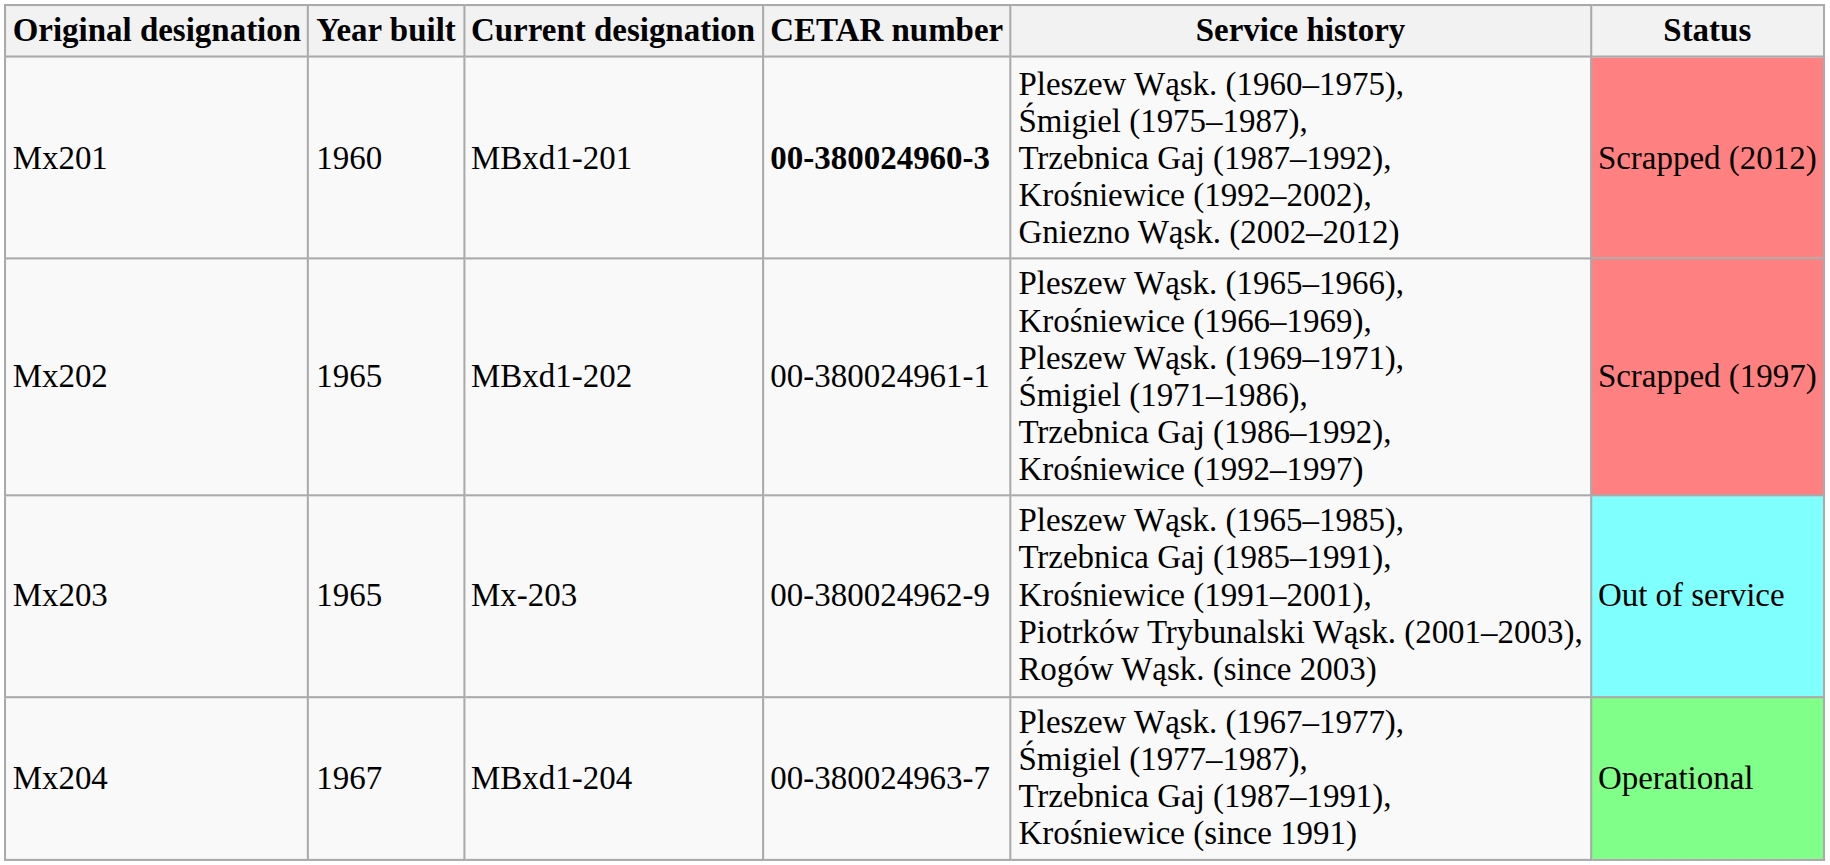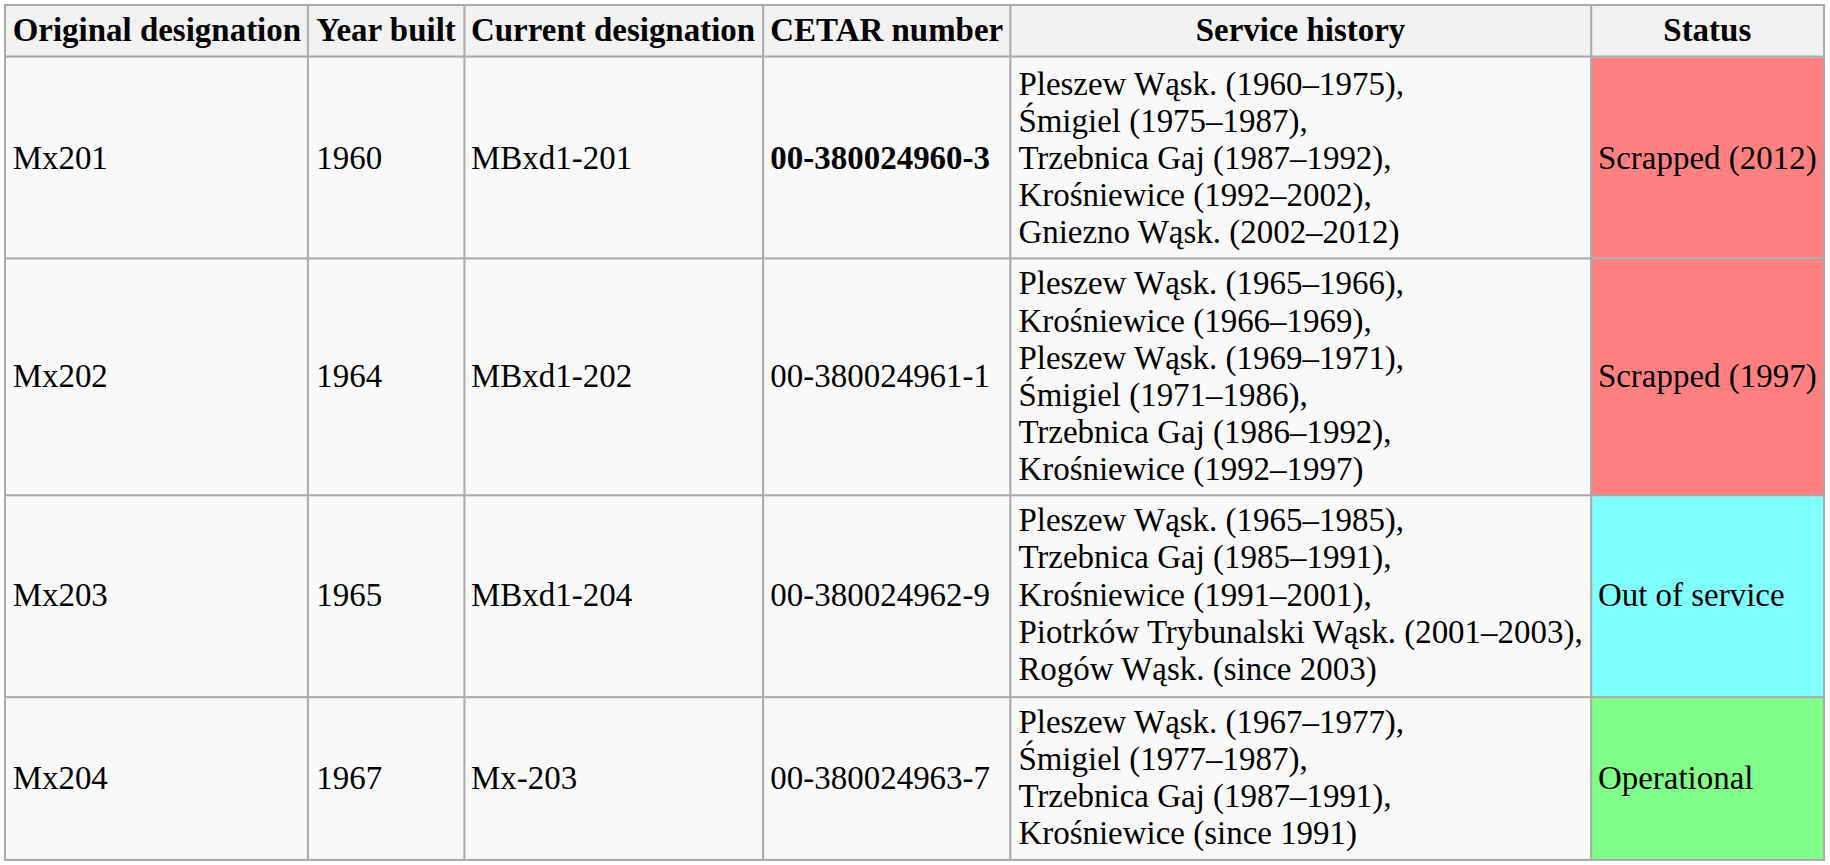(349, 376) 1965 -> (349, 376) 1964
(524, 595) Mx-203 -> (552, 595) MBxd1-204
(552, 777) MBxd1-204 -> (524, 777) Mx-203
